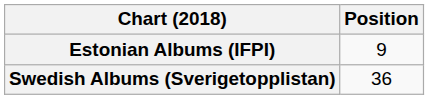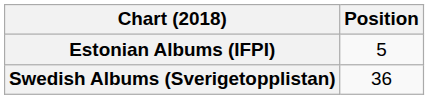(381, 49) 9 -> (381, 49) 5
